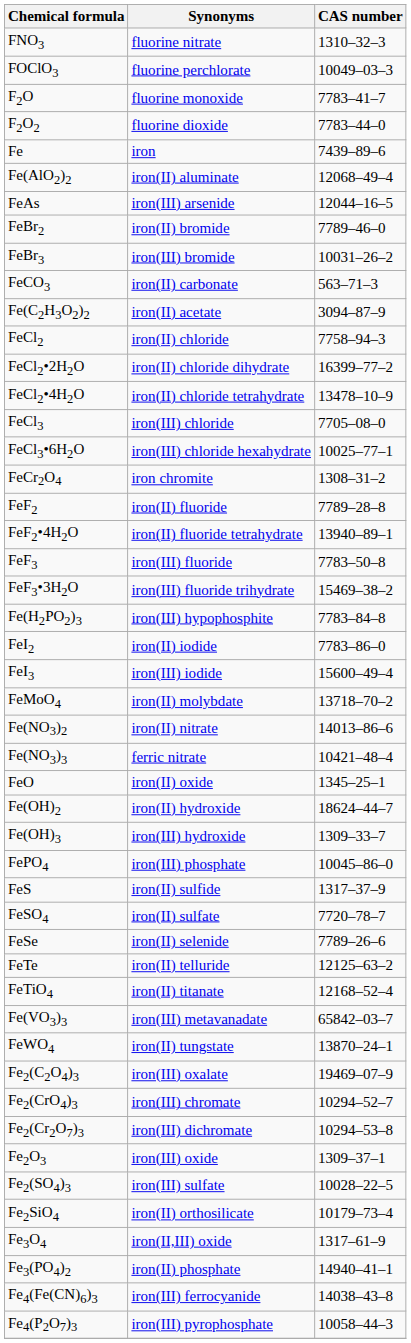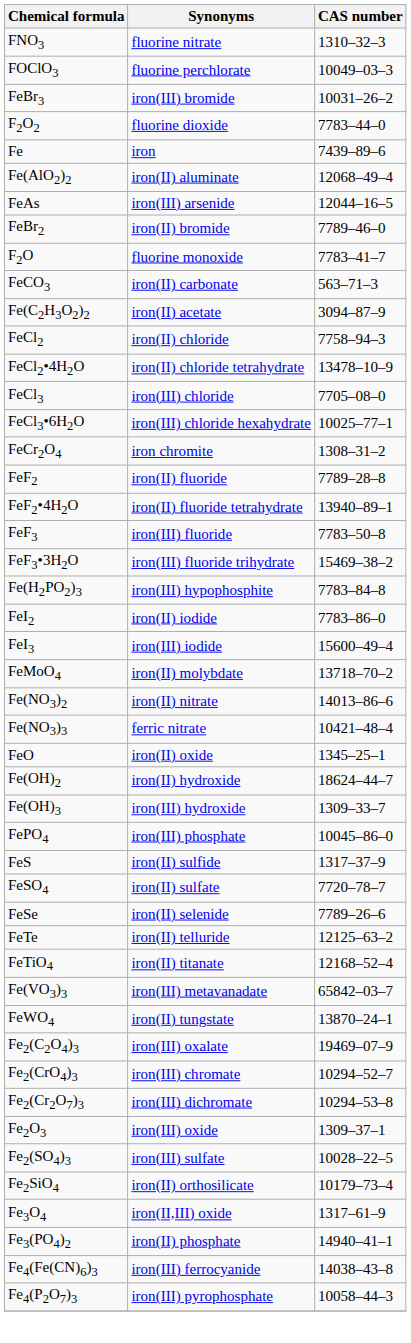rows swapped: (21, 97) <-> (26, 256)
- row: (46, 367)
